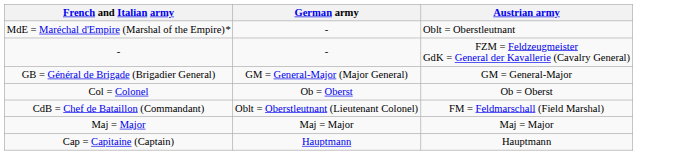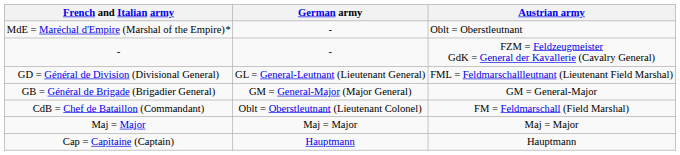+ row: (118, 74)
- row: (118, 91)
